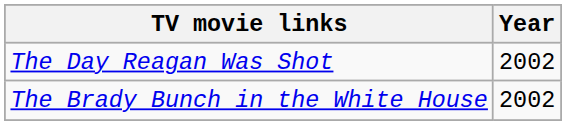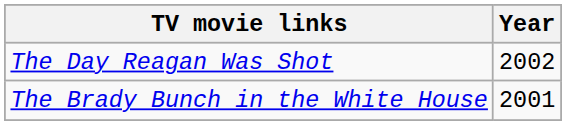(527, 100) 2002 -> (527, 100) 2001
